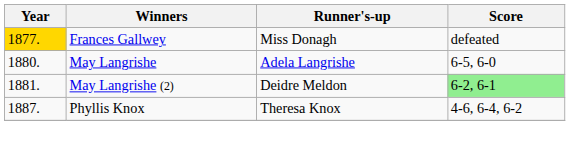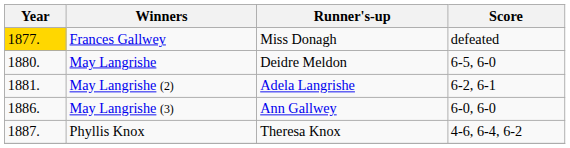(308, 61) Adela Langrishe -> (304, 61) Deidre Meldon
(304, 85) Deidre Meldon -> (308, 85) Adela Langrishe
(473, 85) lightgreen background -> (473, 85) no background
+ row: (122, 108)
